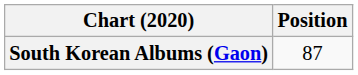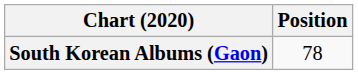(312, 52) 87 -> (312, 52) 78
